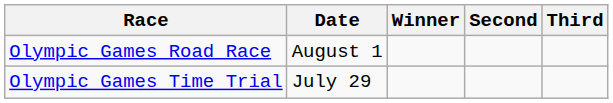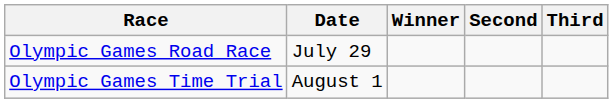(337, 51) August 1 -> (332, 51) July 29
(332, 82) July 29 -> (337, 82) August 1
